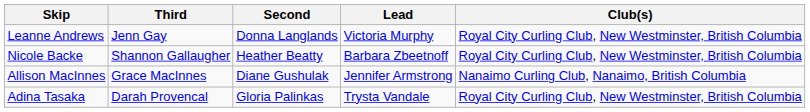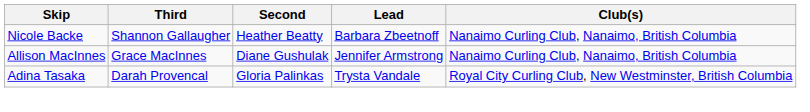- row: (56, 35)
(630, 55) Royal City Curling Club, New Westminster, British Columbia -> (593, 35) Nanaimo Curling Club, Nanaimo, British Columbia
